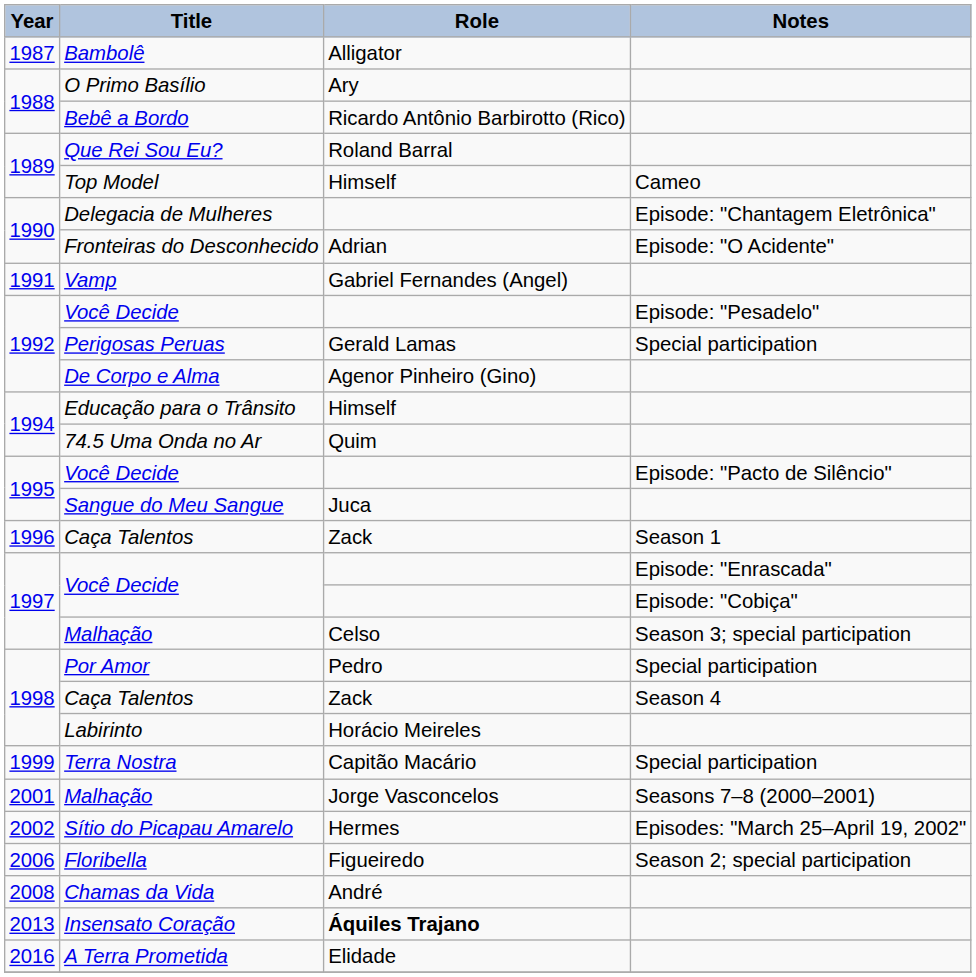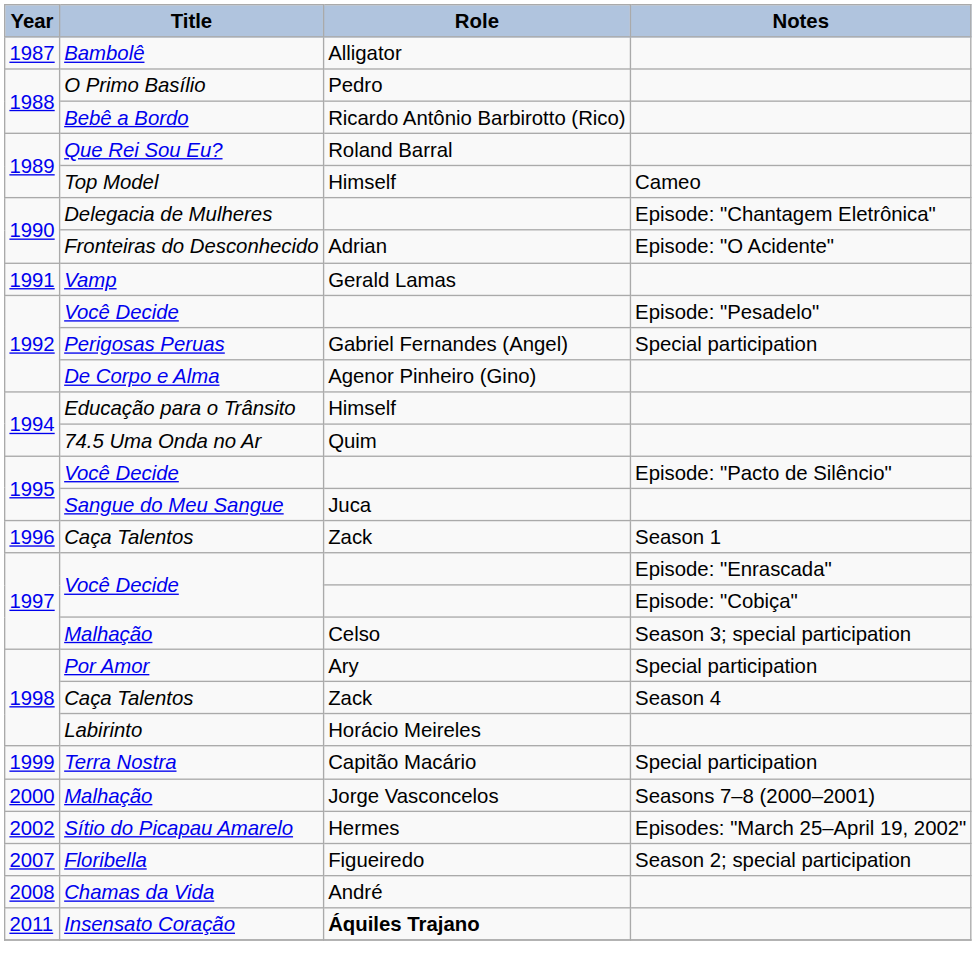(343, 85) Ary -> (355, 85) Pedro
(448, 279) Gabriel Fernandes (Angel) -> (392, 279) Gerald Lamas
(392, 343) Gerald Lamas -> (448, 343) Gabriel Fernandes (Angel)
(355, 666) Pedro -> (343, 666) Ary
(32, 795) 2001 -> (32, 795) 2000
(32, 859) 2006 -> (32, 859) 2007
(32, 924) 2013 -> (31, 924) 2011
- row: (146, 956)
